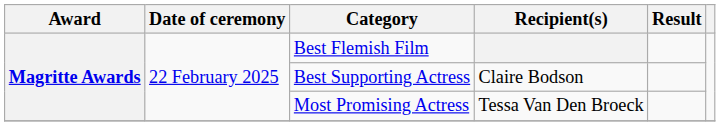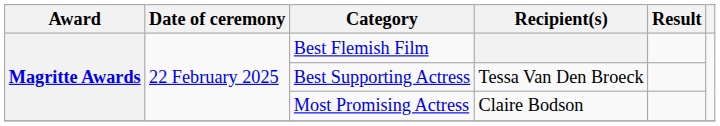(531, 76) Claire Bodson -> (561, 76) Tessa Van Den Broeck
(561, 105) Tessa Van Den Broeck -> (531, 105) Claire Bodson
